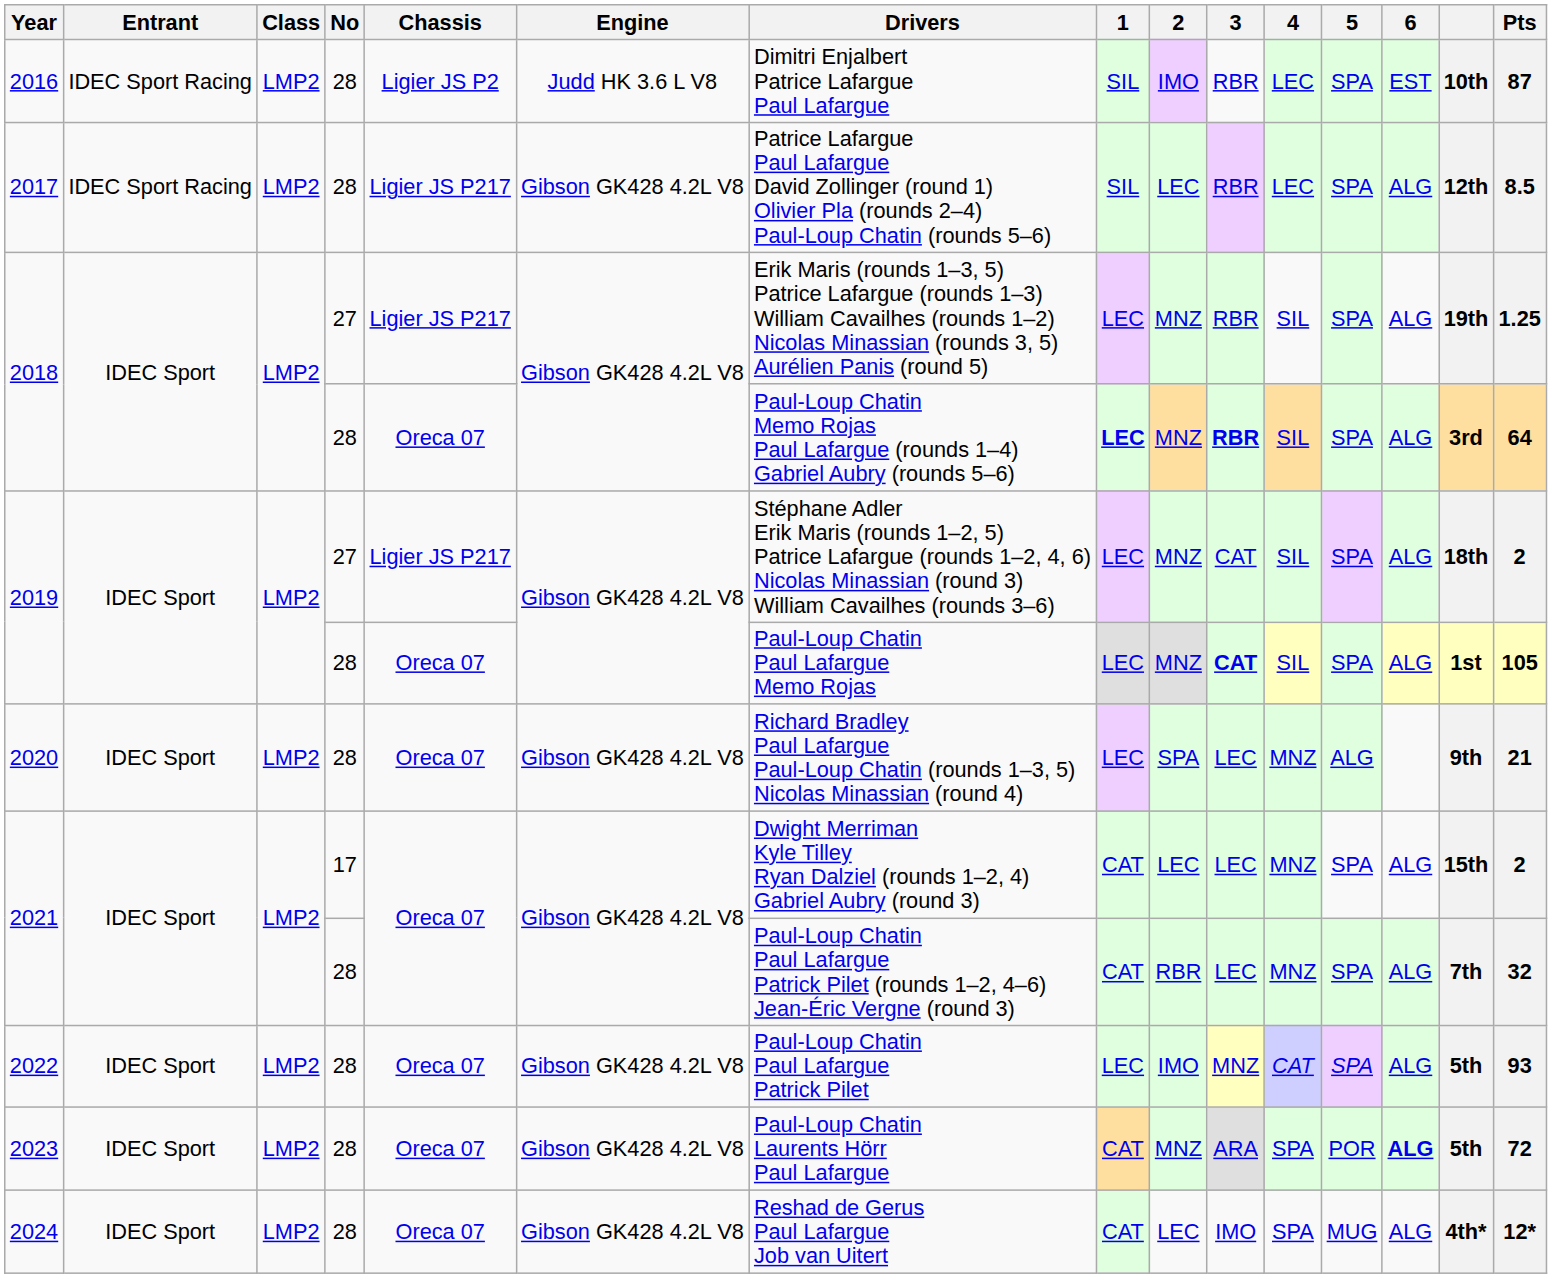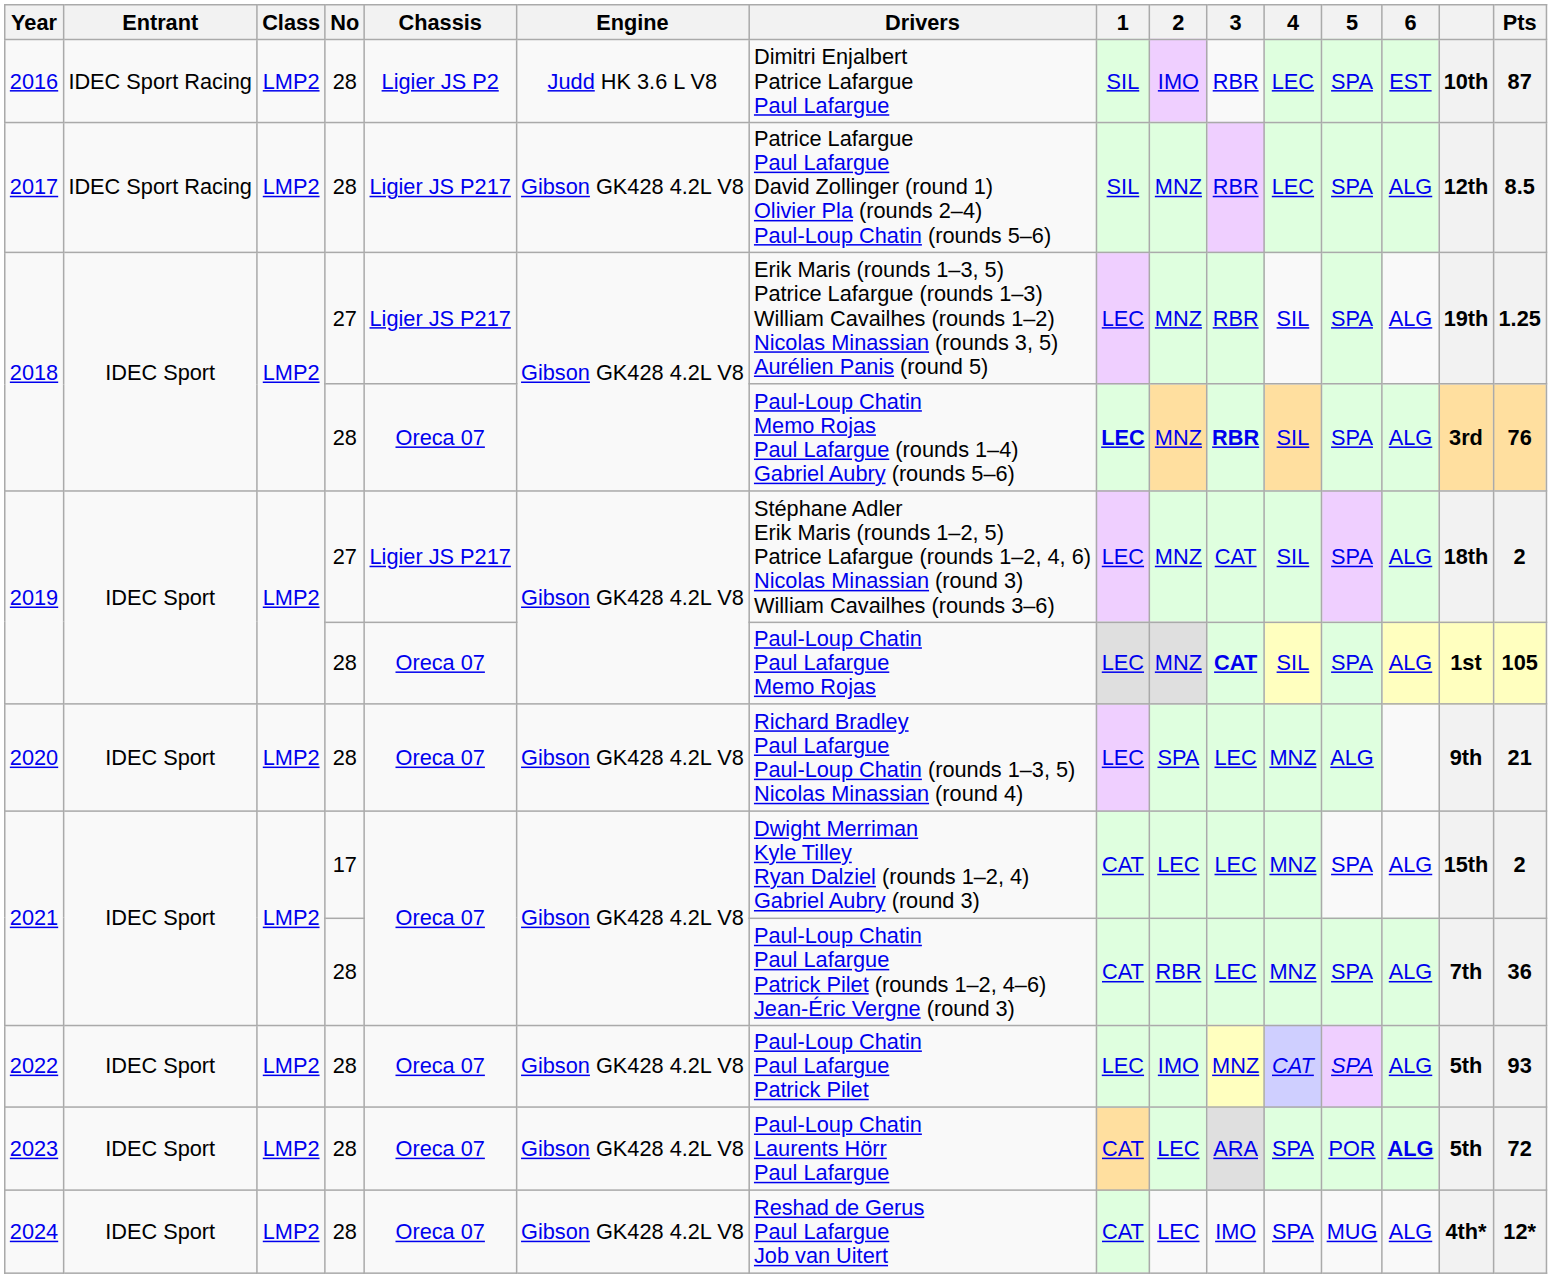(1178, 188) LEC -> (1178, 188) MNZ
(1520, 438) 64 -> (1520, 438) 76
(1520, 972) 32 -> (1520, 972) 36
(1178, 1149) MNZ -> (1178, 1149) LEC
